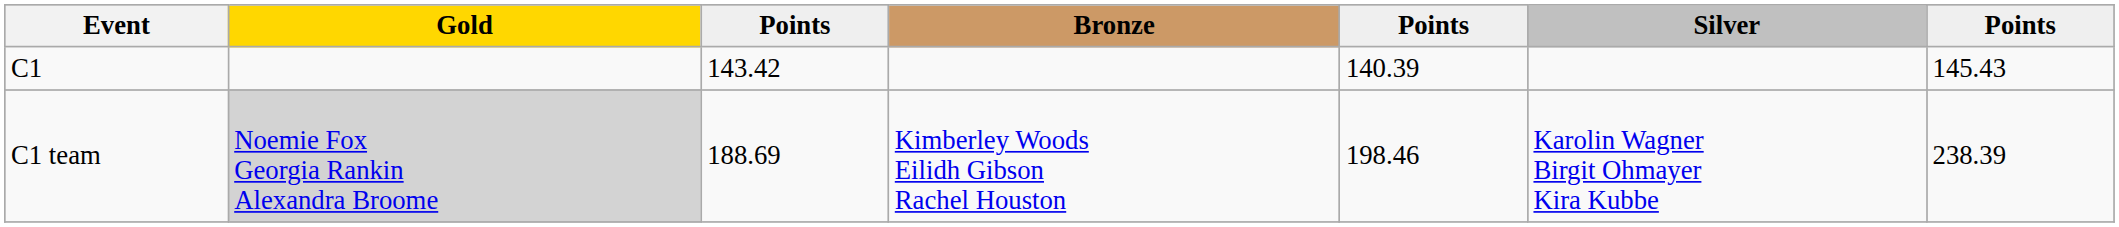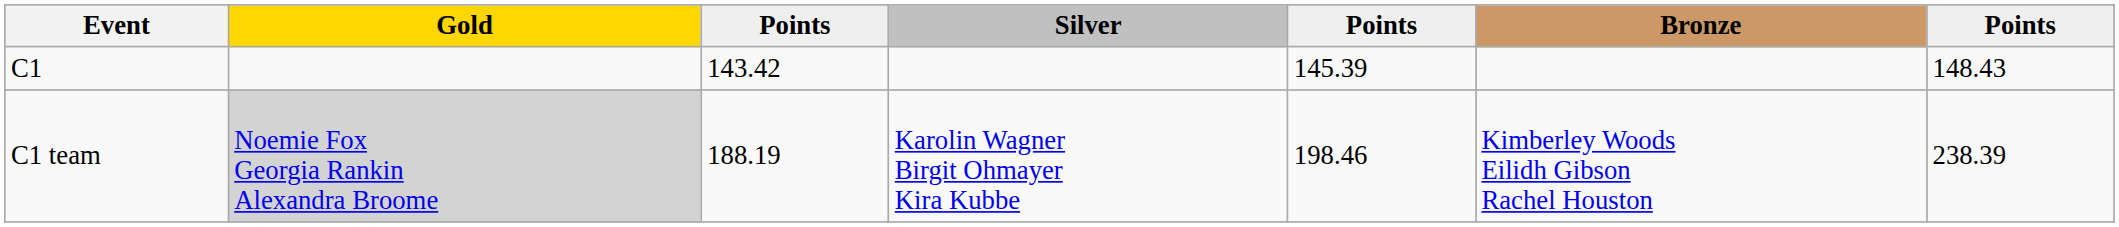columns swapped: (1727, 25) <-> (1114, 25)
(1383, 68) 140.39 -> (1331, 68) 145.39
(1969, 68) 145.43 -> (1969, 68) 148.43
(744, 155) 188.69 -> (744, 155) 188.19
